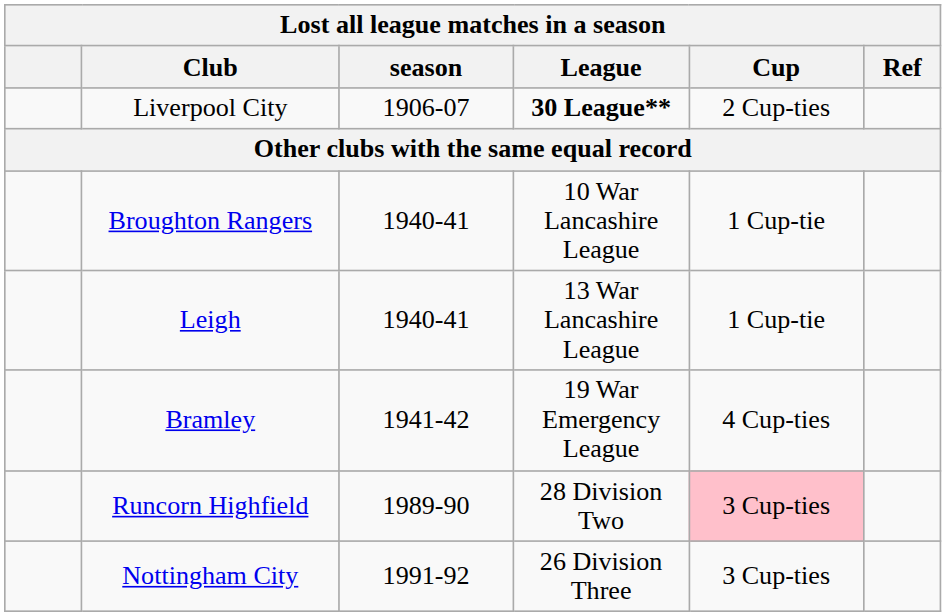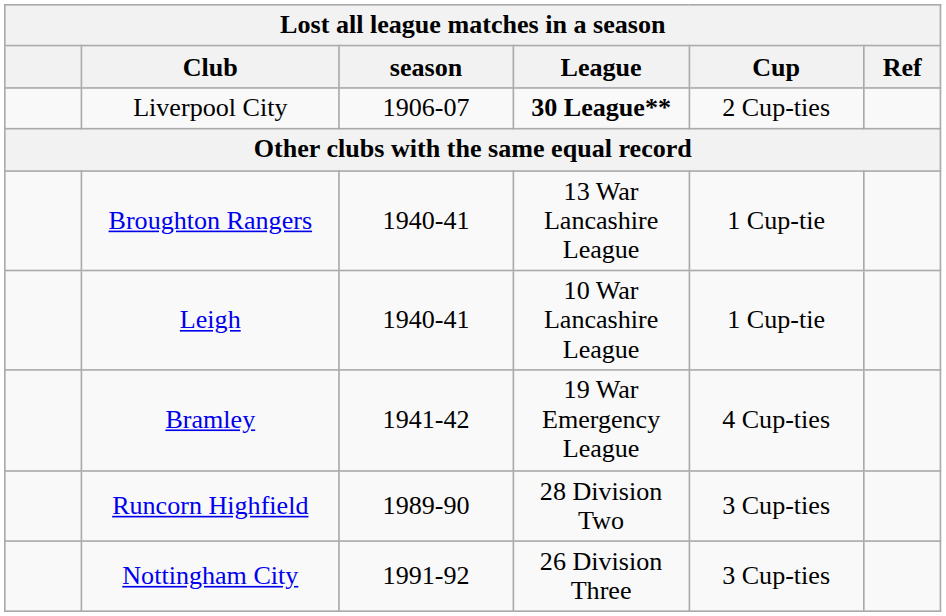(601, 219) 10 War Lancashire League -> (601, 219) 13 War Lancashire League
(601, 320) 13 War Lancashire League -> (601, 320) 10 War Lancashire League
(776, 505) pink background -> (776, 505) no background
